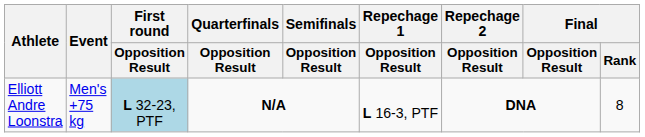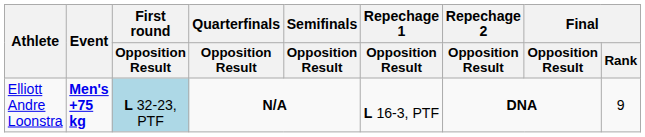(88, 105) normal -> (89, 105) bold
(620, 105) 8 -> (621, 105) 9
